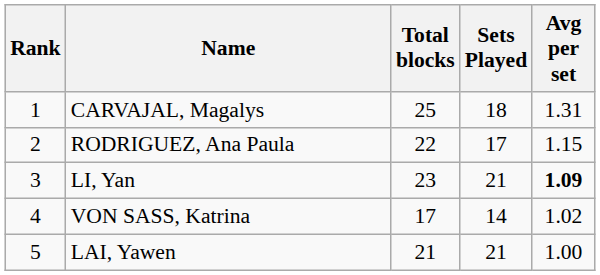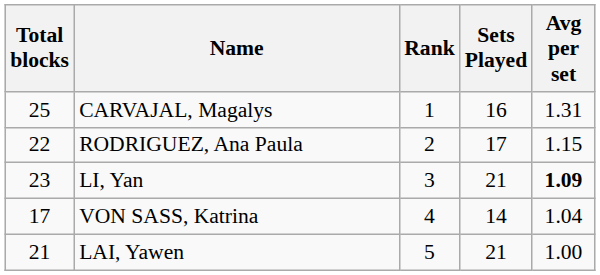columns swapped: (35, 47) <-> (425, 47)
(496, 108) 18 -> (496, 108) 16
(564, 215) 1.02 -> (564, 215) 1.04
